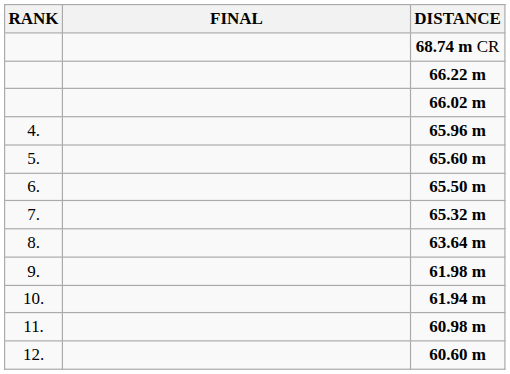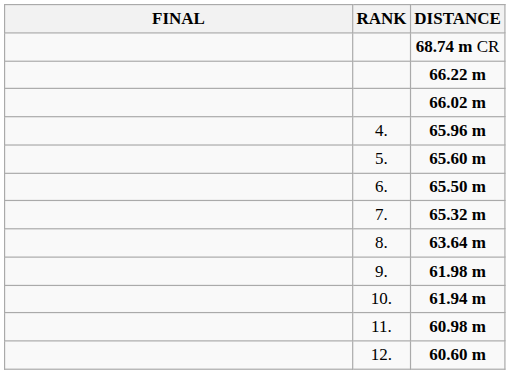columns swapped: (34, 18) <-> (236, 18)
